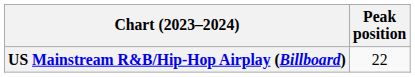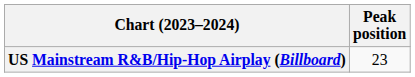(380, 59) 22 -> (380, 59) 23
